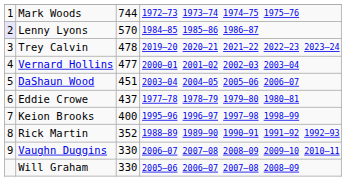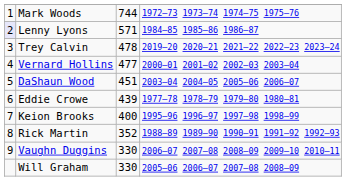(128, 30) 570 -> (128, 30) 571
(128, 99) 437 -> (128, 99) 439
